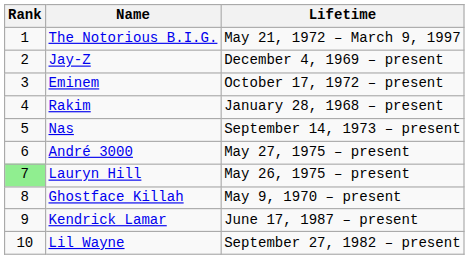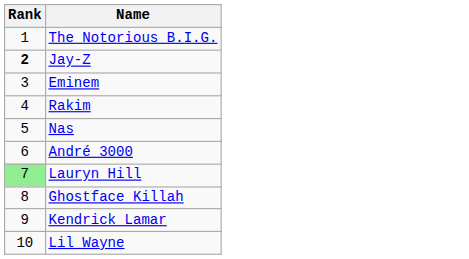- column: (342, 16)
(25, 62) normal -> (25, 62) bold
